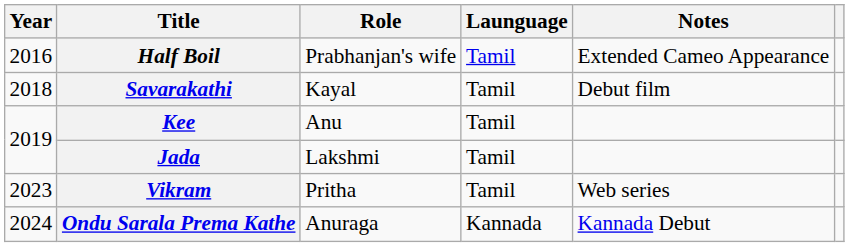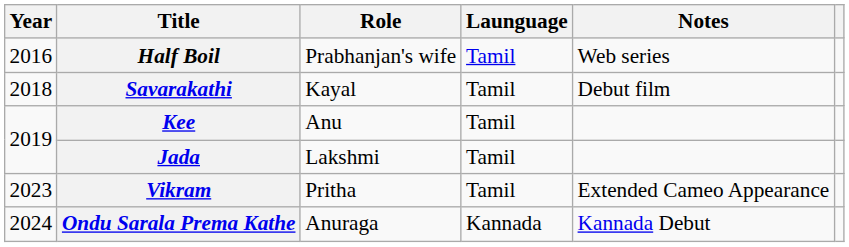(703, 55) Extended Cameo Appearance -> (624, 55) Web series
(624, 190) Web series -> (703, 190) Extended Cameo Appearance
